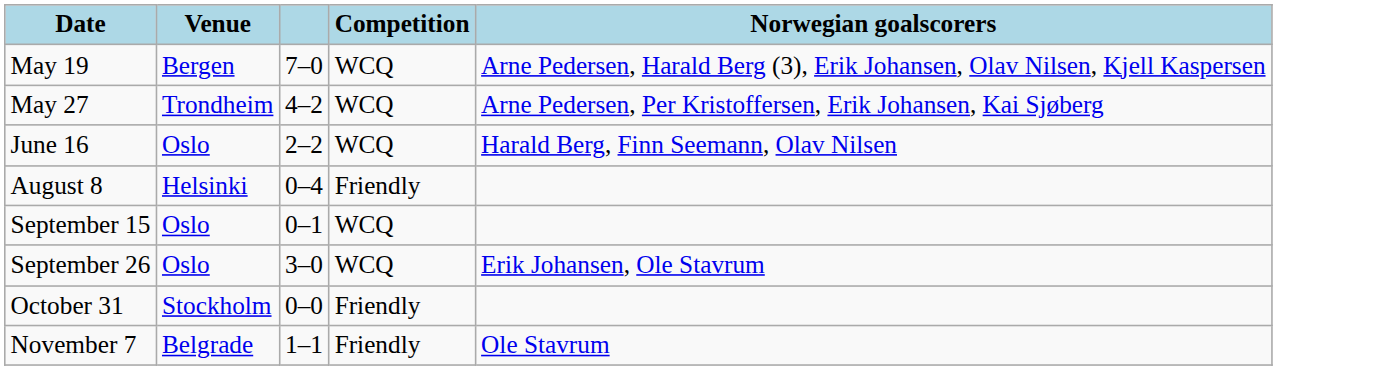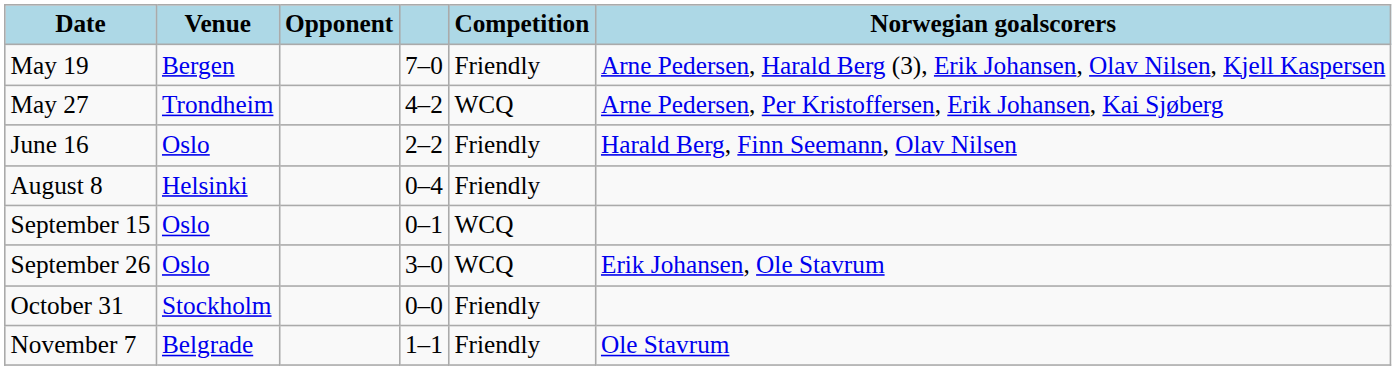+ column: (339, 24)
(364, 64) WCQ -> (497, 64) Friendly
(364, 144) WCQ -> (497, 144) Friendly
